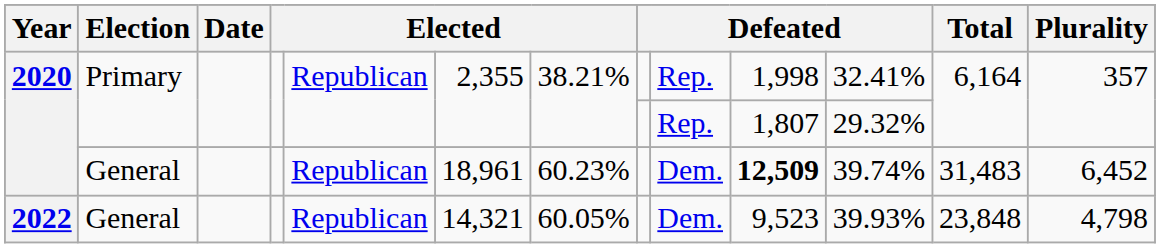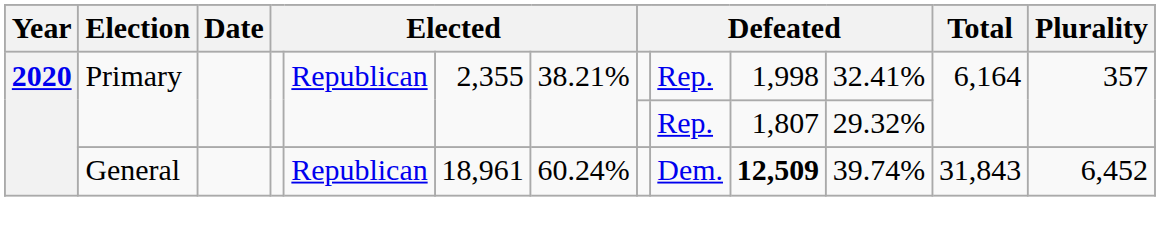(584, 170) 60.23% -> (584, 170) 60.24%
(980, 170) 31,483 -> (980, 170) 31,843
- row: (42, 218)
